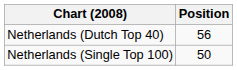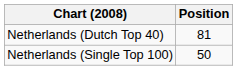(204, 34) 56 -> (204, 34) 81
